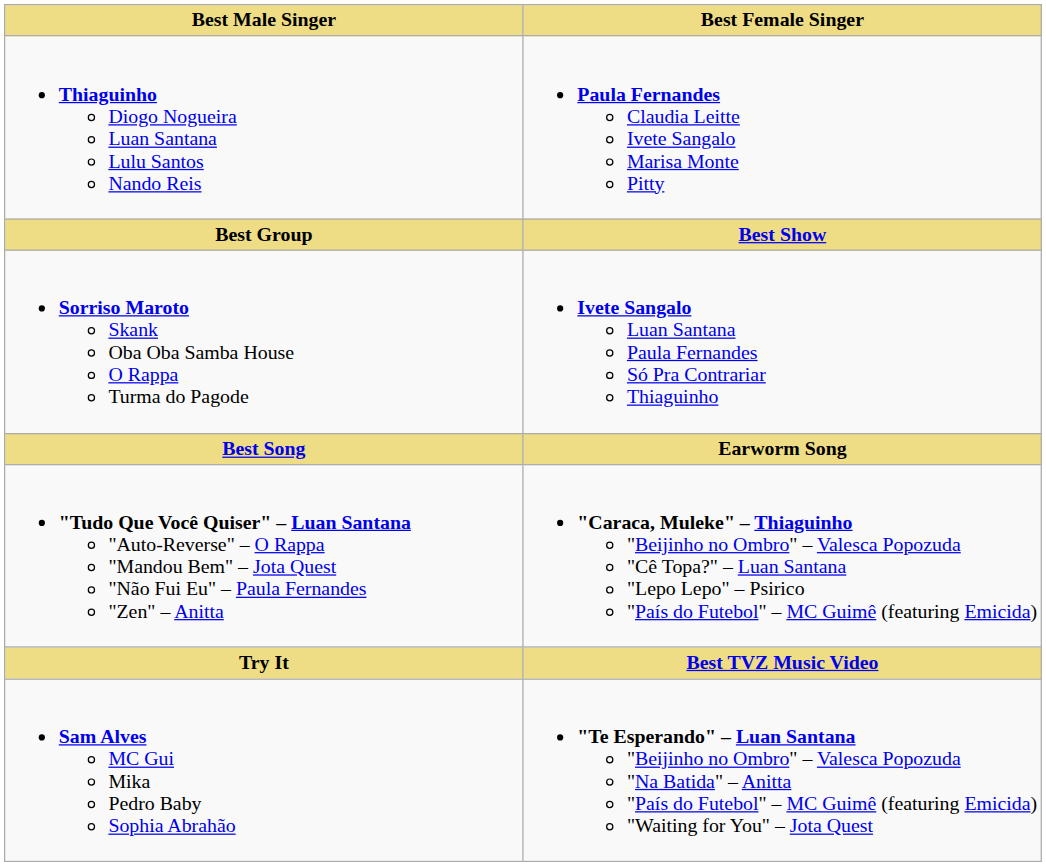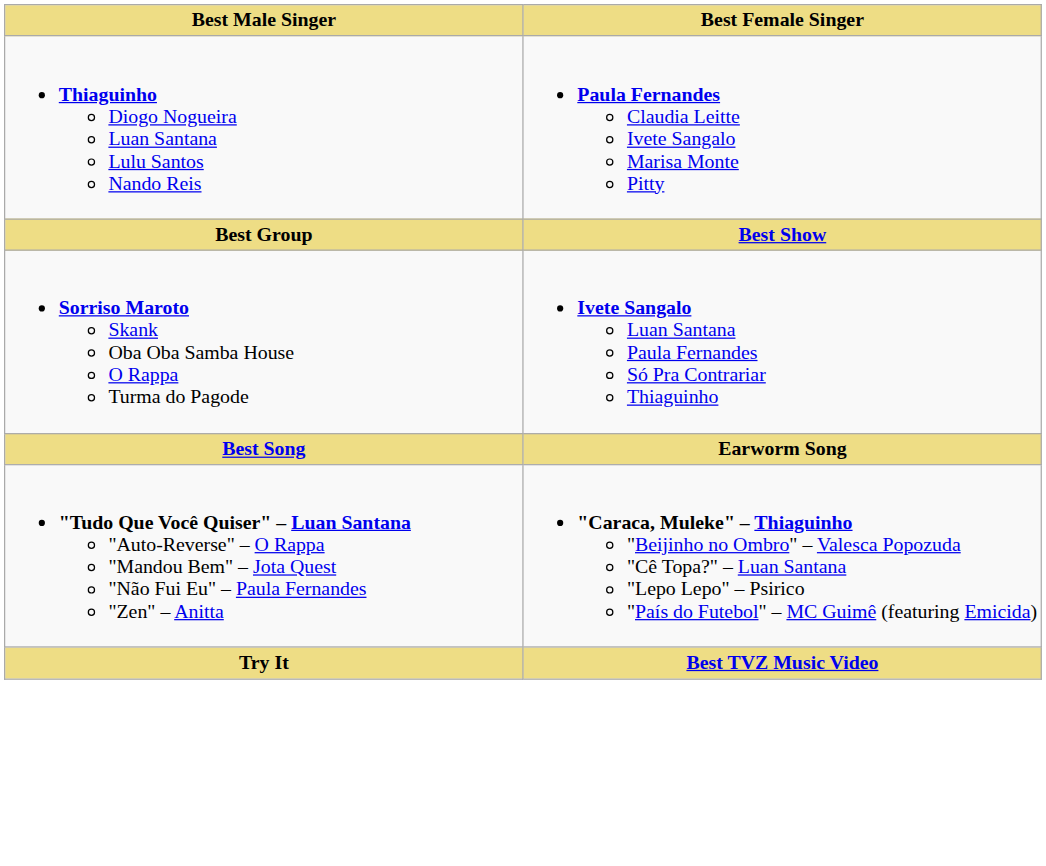- row: (264, 781)
